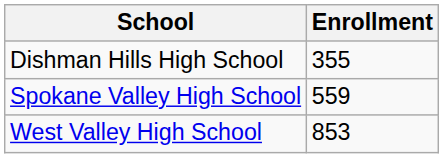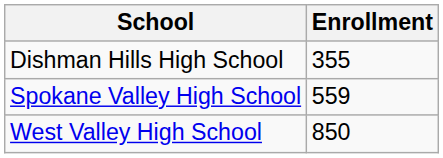(331, 133) 853 -> (331, 133) 850
